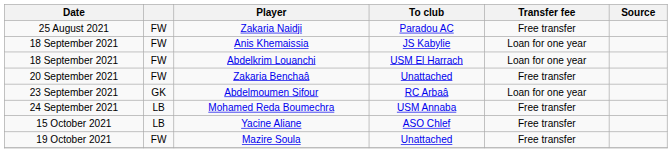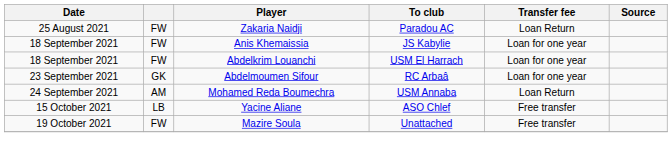(547, 29) Free transfer -> (547, 29) Loan Return
- row: (271, 76)
(159, 108) LB -> (159, 92) AM
(547, 108) Free transfer -> (547, 92) Loan Return
